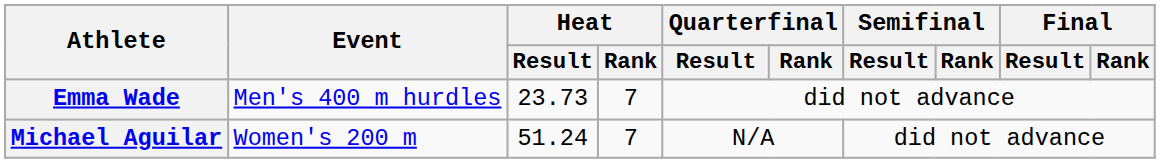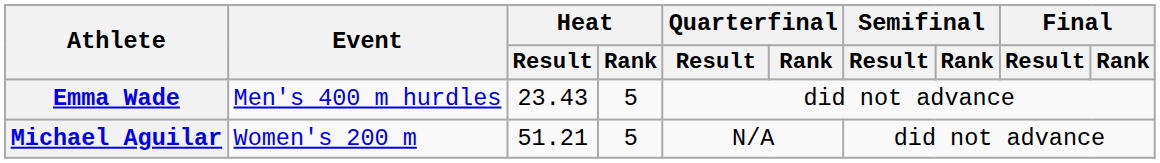(553, 99) 23.73 -> (553, 99) 23.43
(631, 99) 7 -> (631, 99) 5
(553, 139) 51.24 -> (553, 139) 51.21
(631, 139) 7 -> (631, 139) 5
